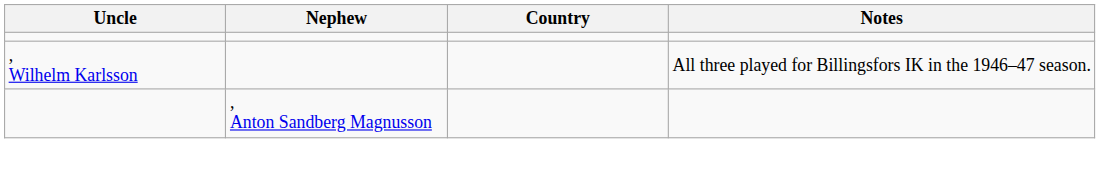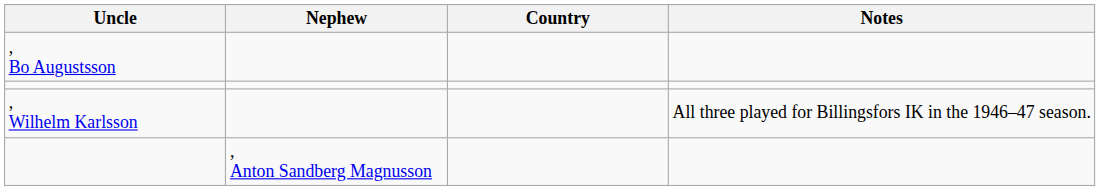+ row: (62, 56)
